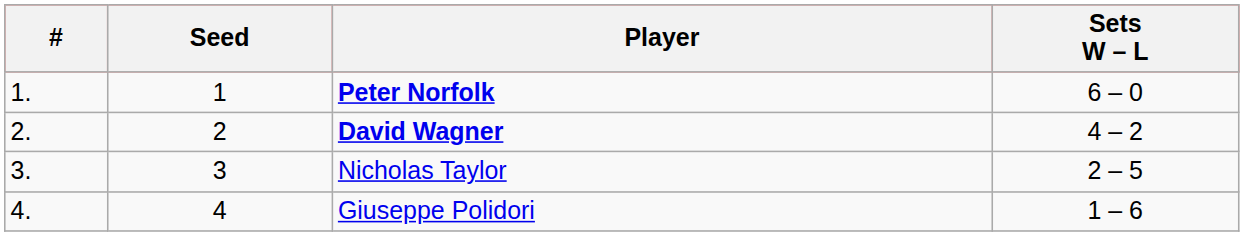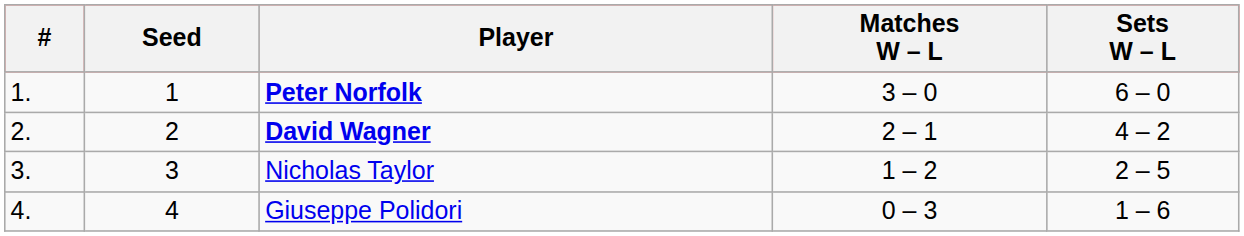+ column: (910, 38)
